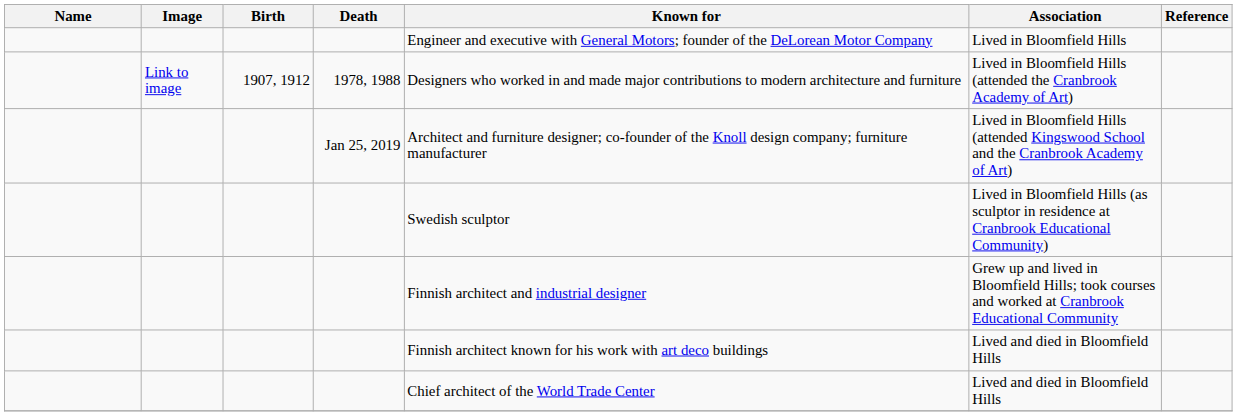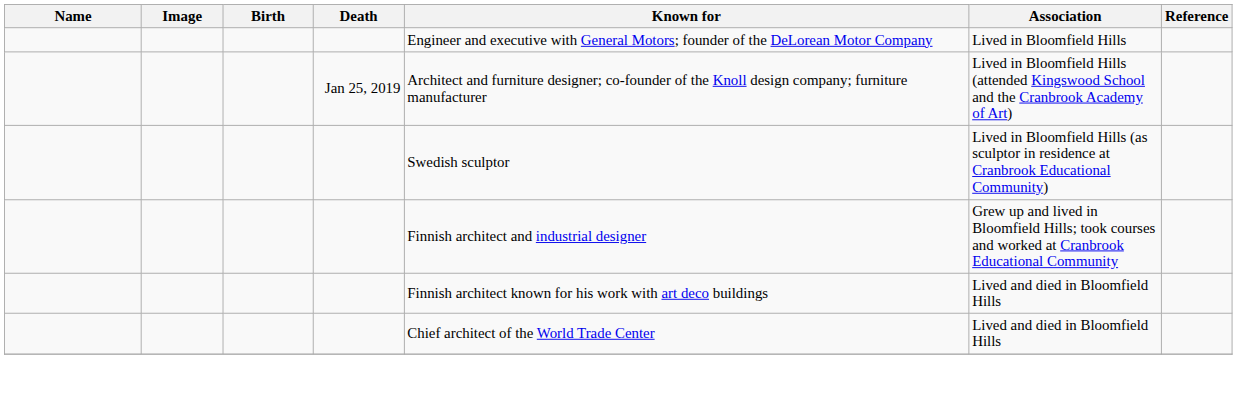- row: (167, 80)
